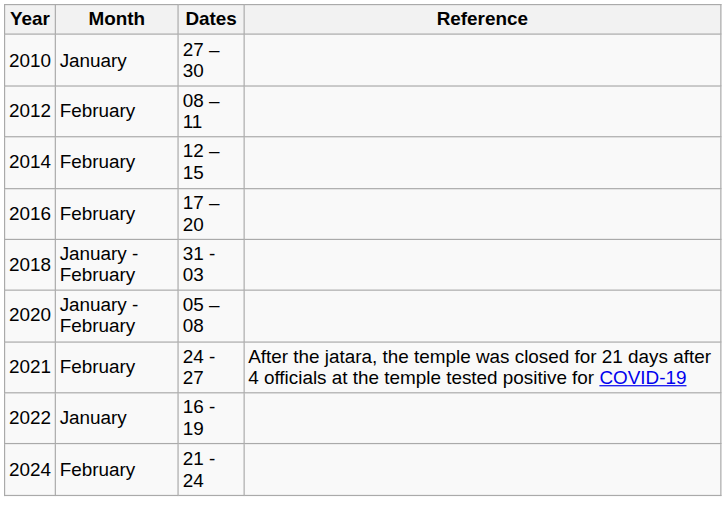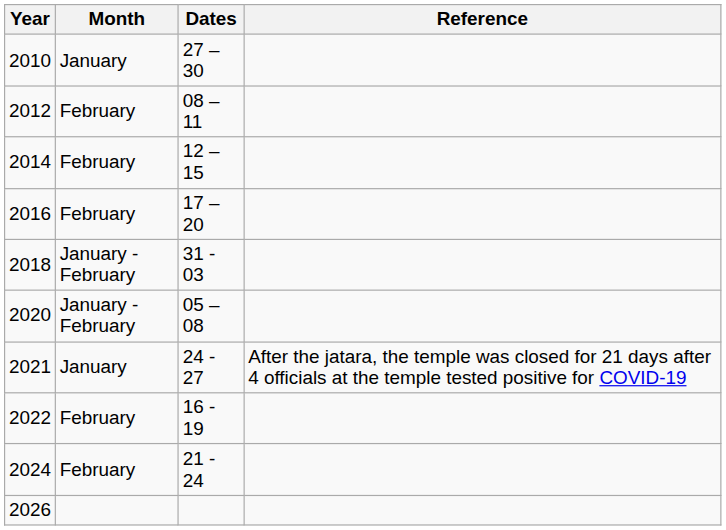(97, 367) February -> (93, 367) January
(93, 418) January -> (97, 418) February
+ row: (30, 510)
